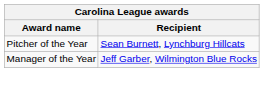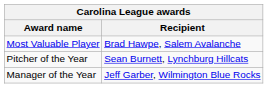+ row: (53, 43)
